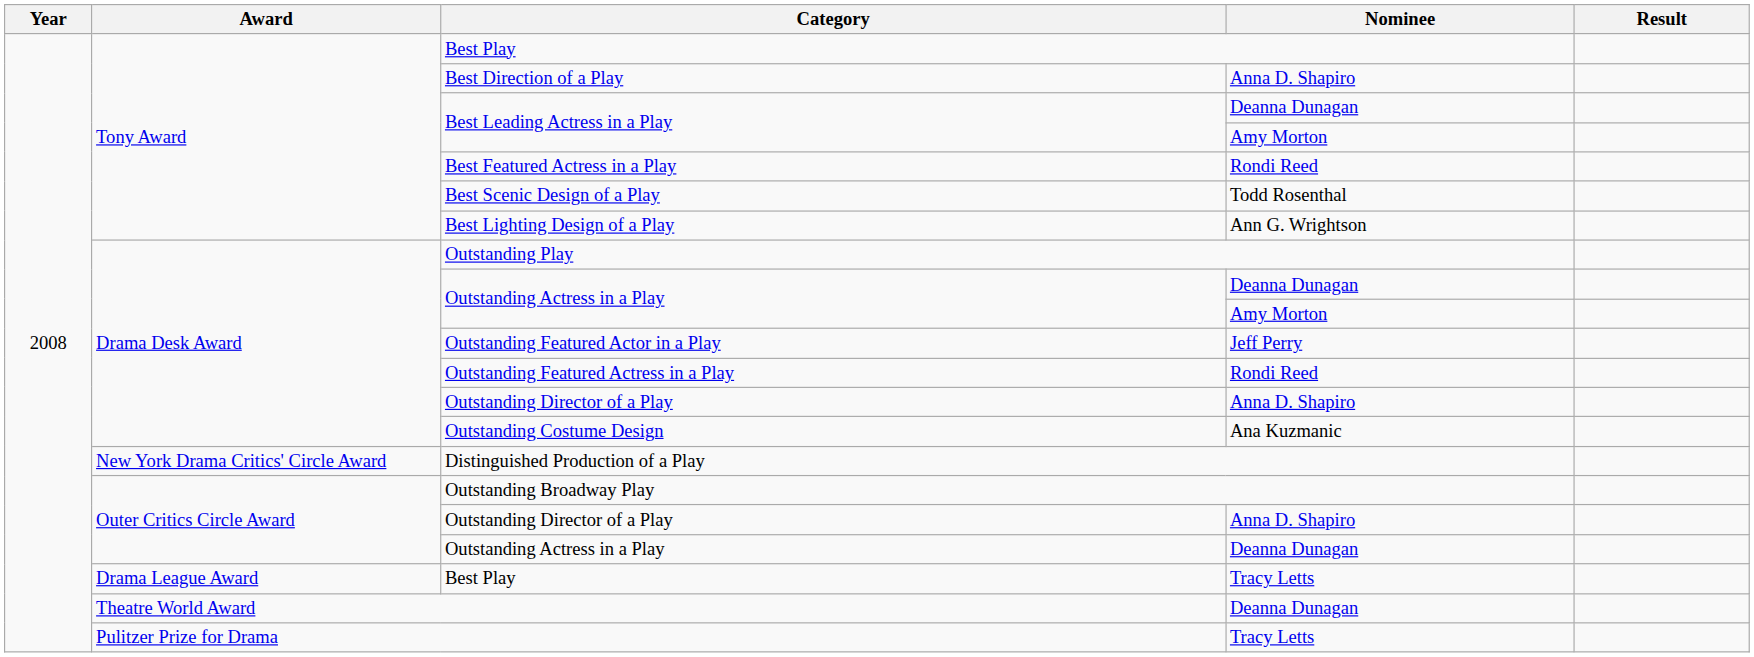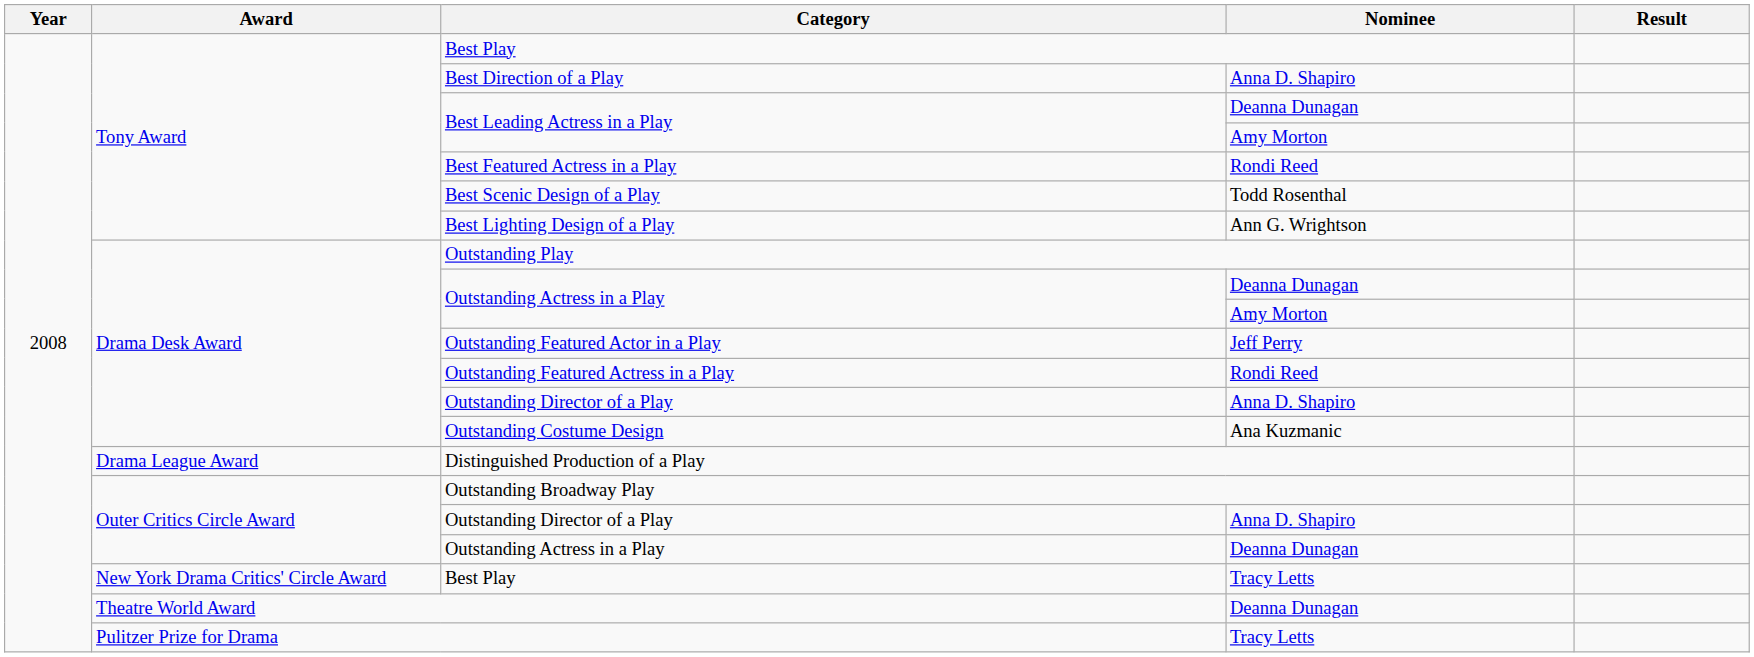(241, 460) New York Drama Critics' Circle Award -> (177, 460) Drama League Award
(177, 578) Drama League Award -> (241, 578) New York Drama Critics' Circle Award
